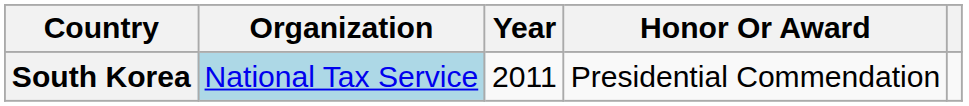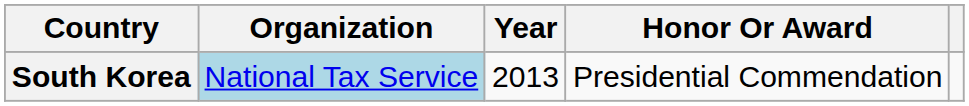(524, 76) 2011 -> (526, 76) 2013
